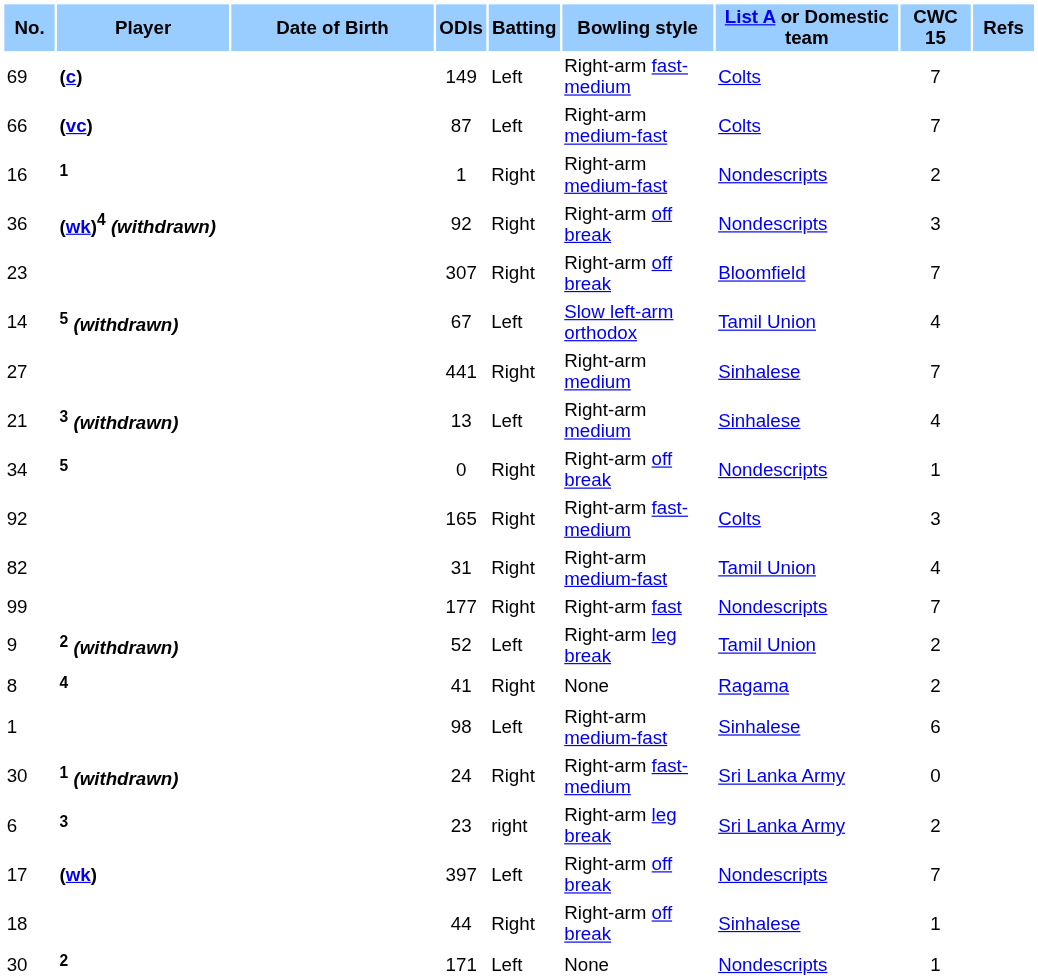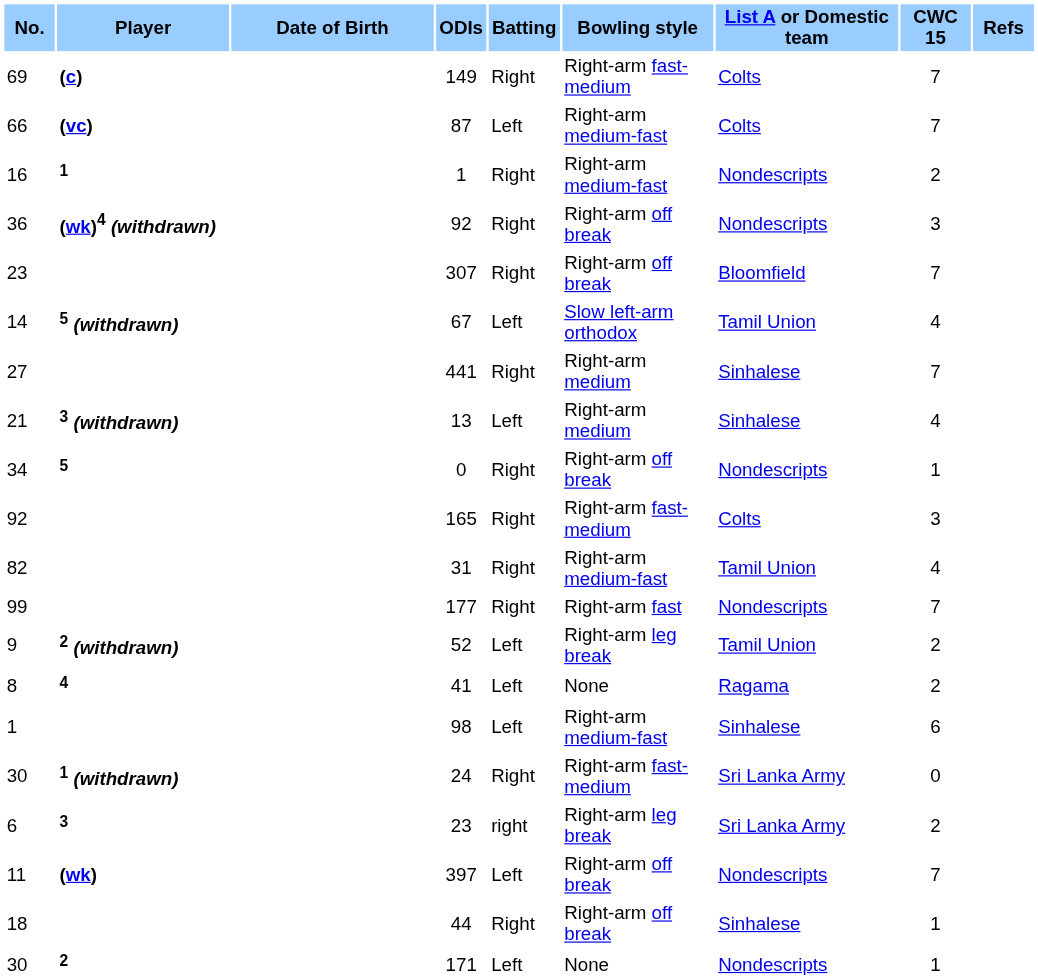(507, 76) Left -> (513, 76) Right
(513, 686) Right -> (507, 686) Left
(17, 875) 17 -> (16, 875) 11
